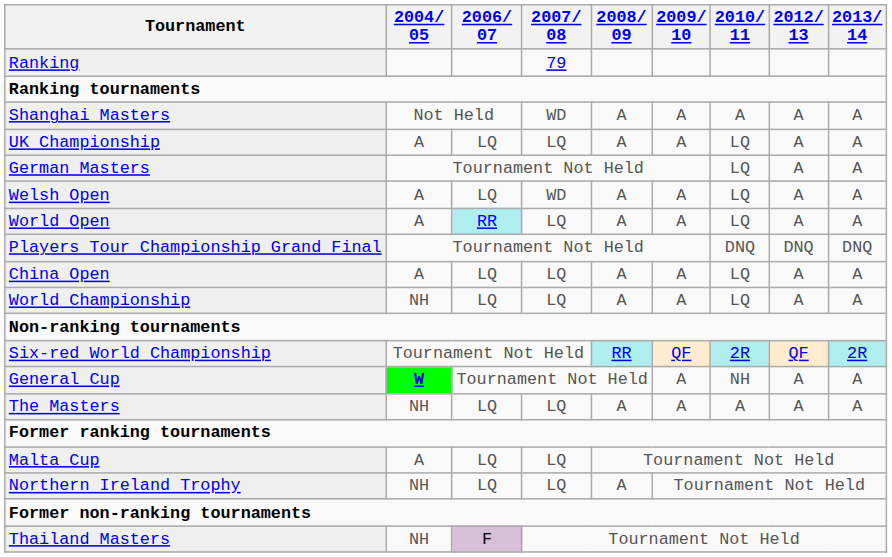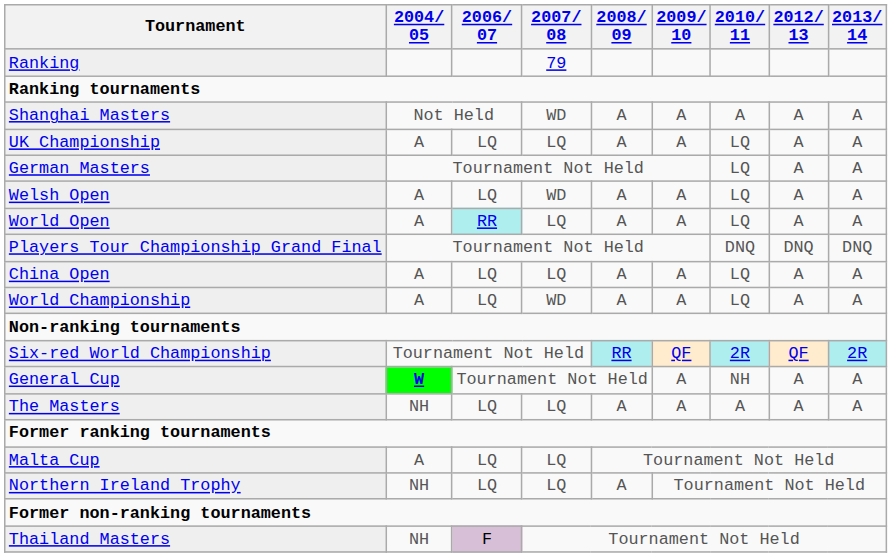(419, 301) NH -> (419, 301) A
(556, 301) LQ -> (556, 301) WD
